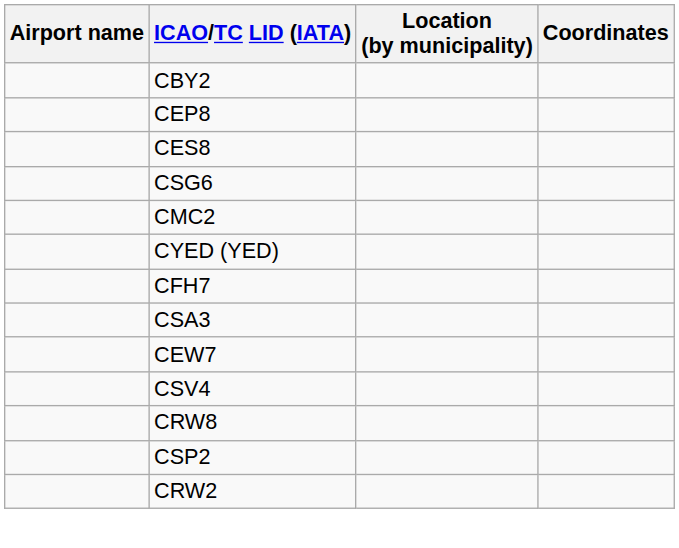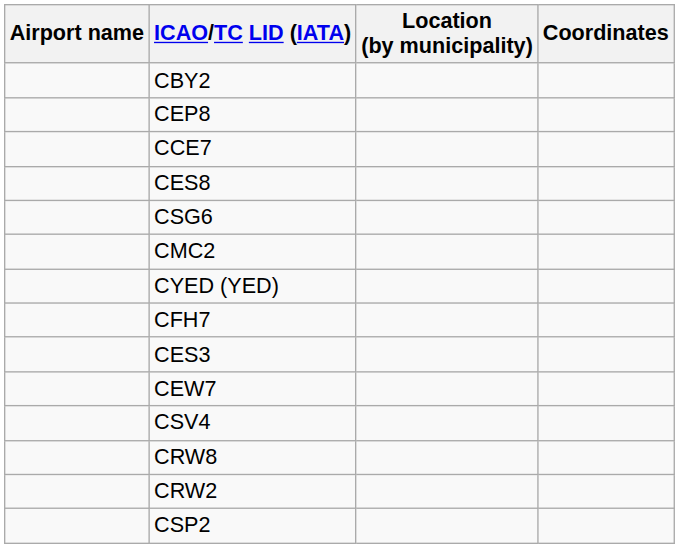+ row: (183, 148)
+ row: (182, 354)
- row: (182, 319)
rows swapped: (186, 491) <-> (182, 457)
